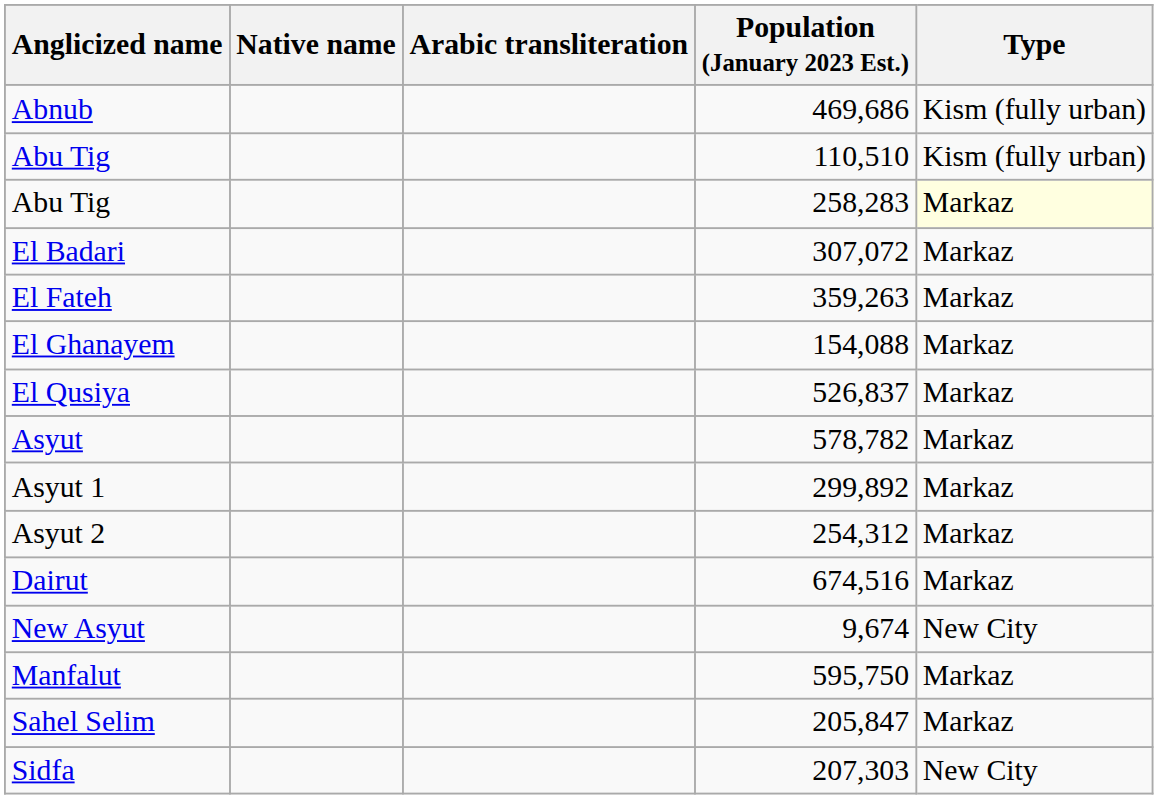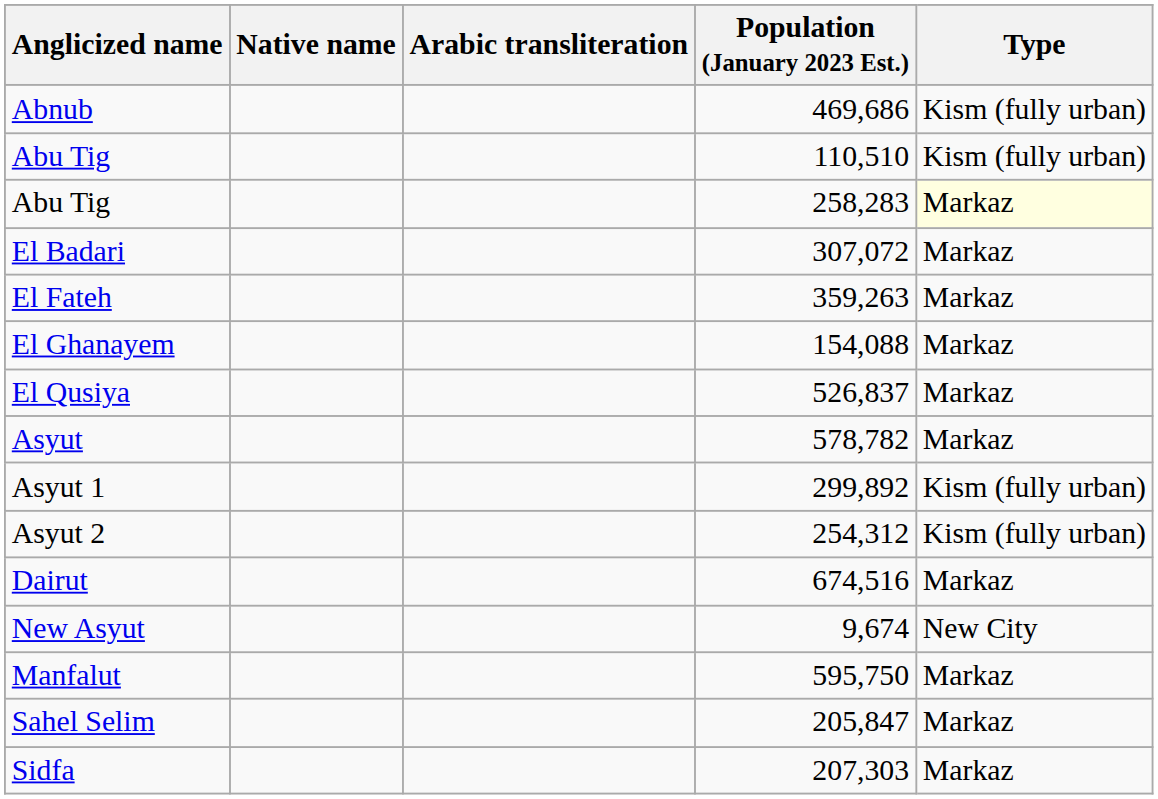(968, 486) Markaz -> (1034, 486) Kism (fully urban)
(968, 533) Markaz -> (1034, 533) Kism (fully urban)
(980, 769) New City -> (968, 769) Markaz
